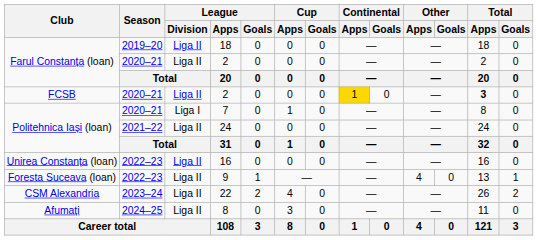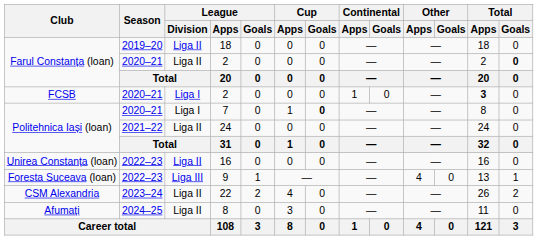(516, 62) normal -> (516, 62) bold
(187, 95) Liga II -> (187, 95) Liga I
(354, 95) gold background -> (354, 95) no background
(322, 111) normal -> (322, 111) bold
(187, 177) Liga II -> (187, 177) Liga III
